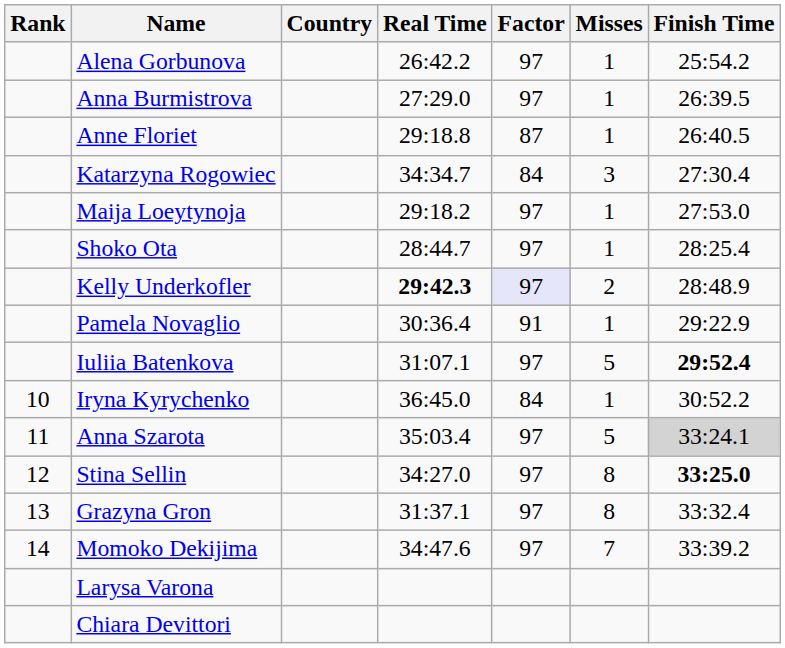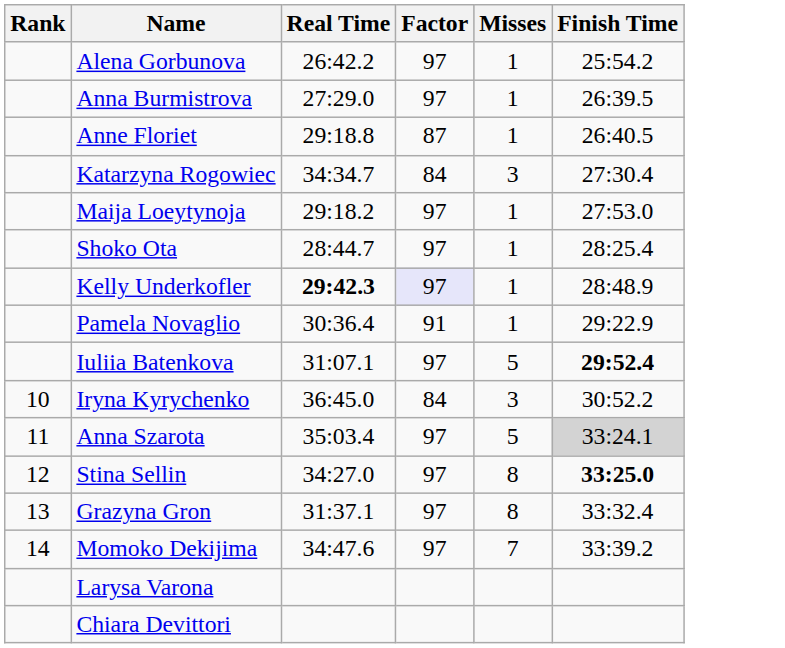- column: (329, 23)
(609, 286) 2 -> (513, 286) 1
(609, 398) 1 -> (513, 398) 3
